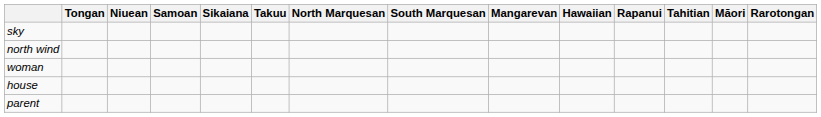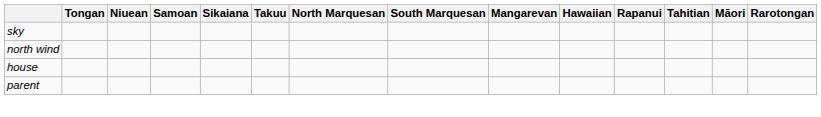- row: (25, 67)
